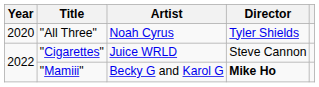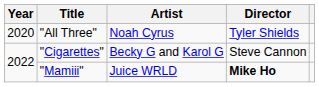(143, 52) Juice WRLD -> (167, 52) Becky G and Karol G
(167, 71) Becky G and Karol G -> (143, 71) Juice WRLD
